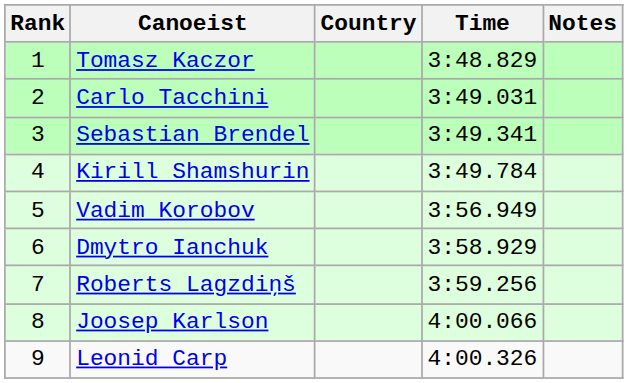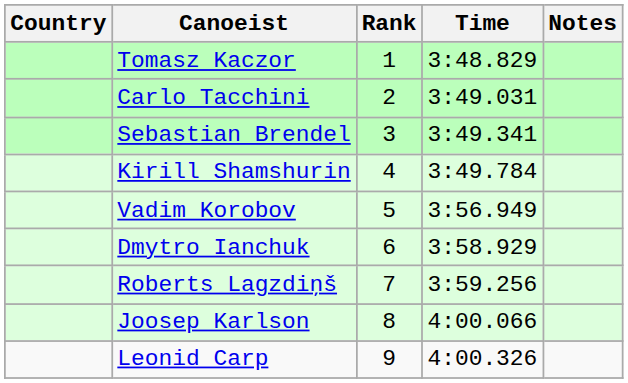columns swapped: (38, 24) <-> (369, 24)
